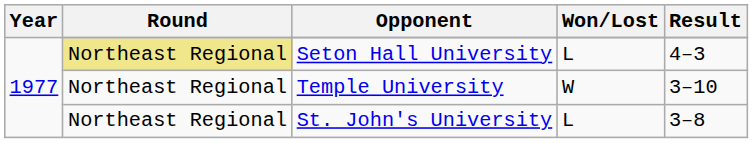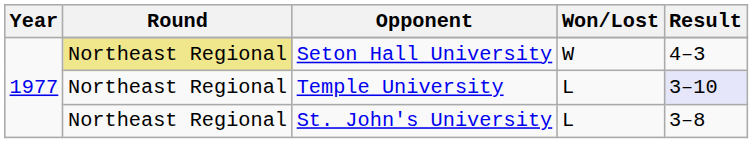(568, 54) L -> (568, 54) W
(568, 87) W -> (568, 87) L
(693, 87) no background -> (693, 87) lavender background
